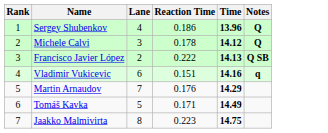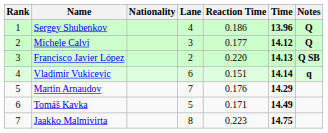+ column: (152, 12)
(185, 43) 0.178 -> (236, 43) 0.177
(185, 58) 0.222 -> (236, 58) 0.220
(231, 74) 14.16 -> (282, 74) 14.14
